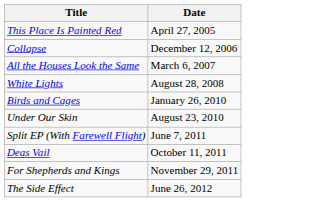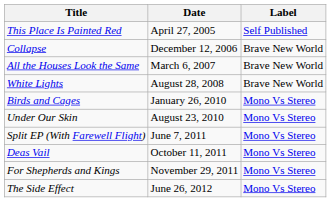+ column: (283, 13)
